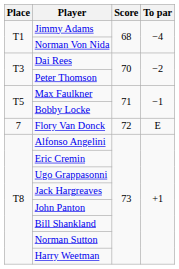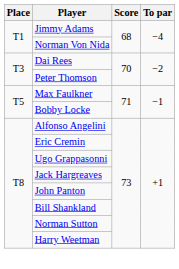- row: (70, 126)
